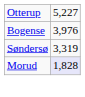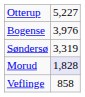+ row: (26, 83)
